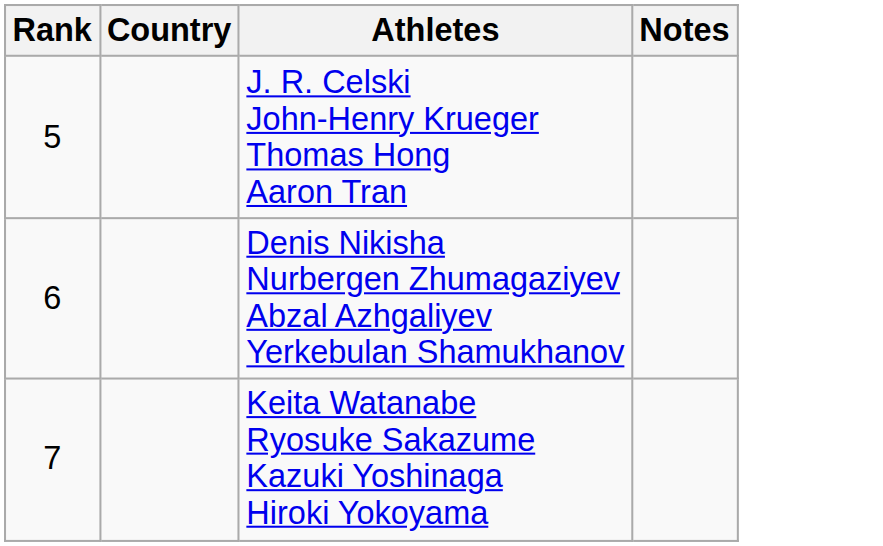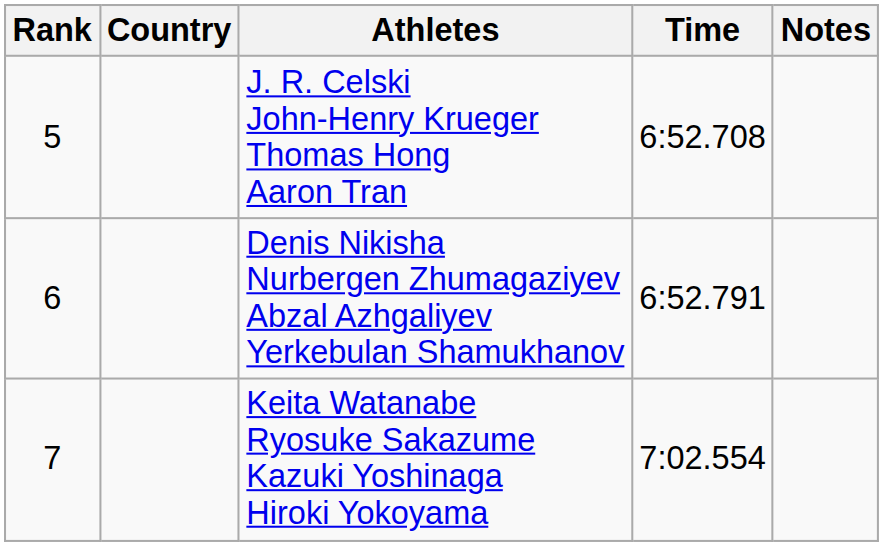+ column: (703, 30)
